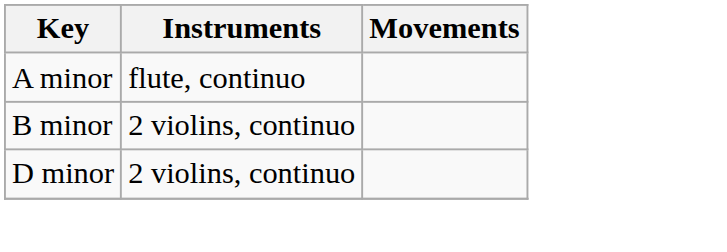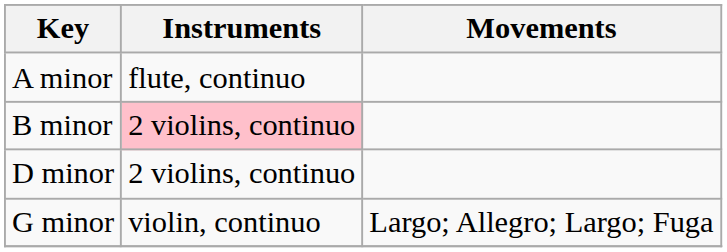(242, 125) no background -> (242, 125) pink background
+ row: (63, 221)
